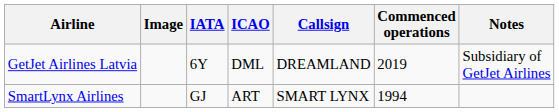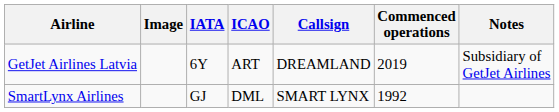(248, 64) DML -> (246, 64) ART
(246, 95) ART -> (248, 95) DML
(392, 95) 1994 -> (392, 95) 1992
